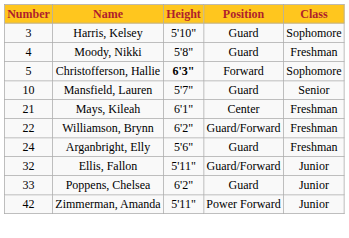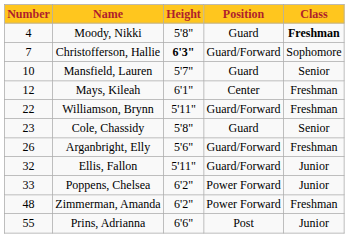- row: (108, 33)
(314, 52) normal -> (314, 33) bold
(28, 71) 5 -> (28, 52) 7
(244, 71) Forward -> (244, 52) Guard/Forward
(28, 109) 21 -> (28, 90) 12
(184, 128) 6'2" -> (184, 109) 5'11"
+ row: (108, 128)
(28, 147) 24 -> (28, 147) 26
(244, 147) Guard -> (244, 147) Guard/Forward
(244, 185) Guard -> (244, 185) Power Forward
(28, 204) 42 -> (28, 204) 48
(184, 204) 5'11" -> (184, 204) 6'2"
(314, 204) Junior -> (314, 204) Freshman
+ row: (108, 223)
